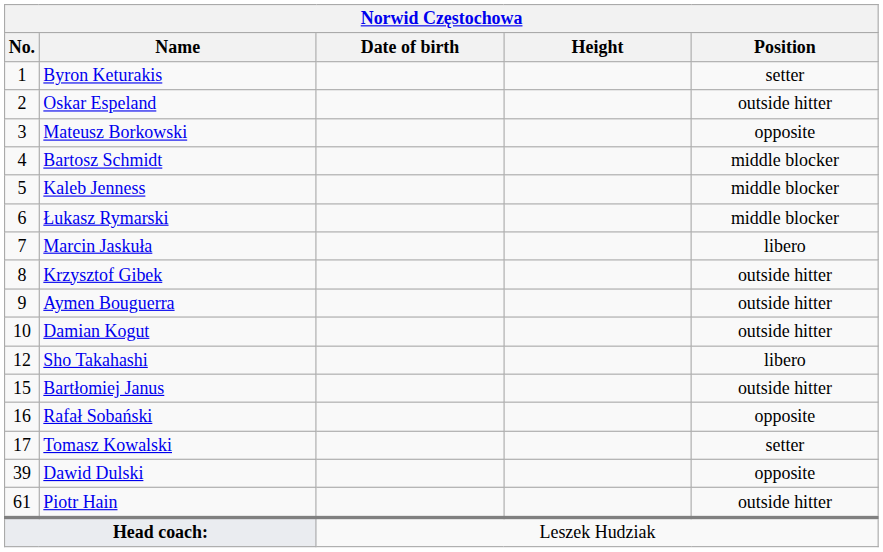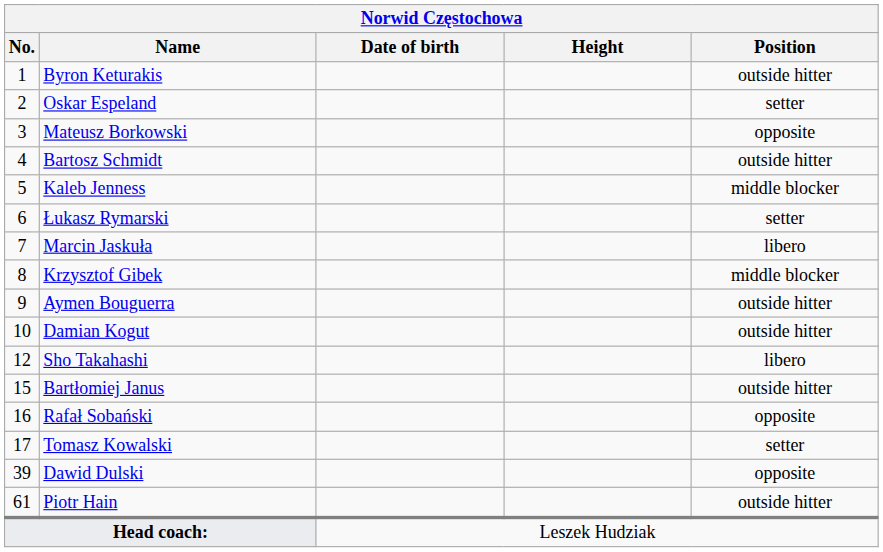(785, 75) setter -> (785, 75) outside hitter
(785, 103) outside hitter -> (785, 103) setter
(785, 160) middle blocker -> (785, 160) outside hitter
(785, 217) middle blocker -> (785, 217) setter
(785, 274) outside hitter -> (785, 274) middle blocker
